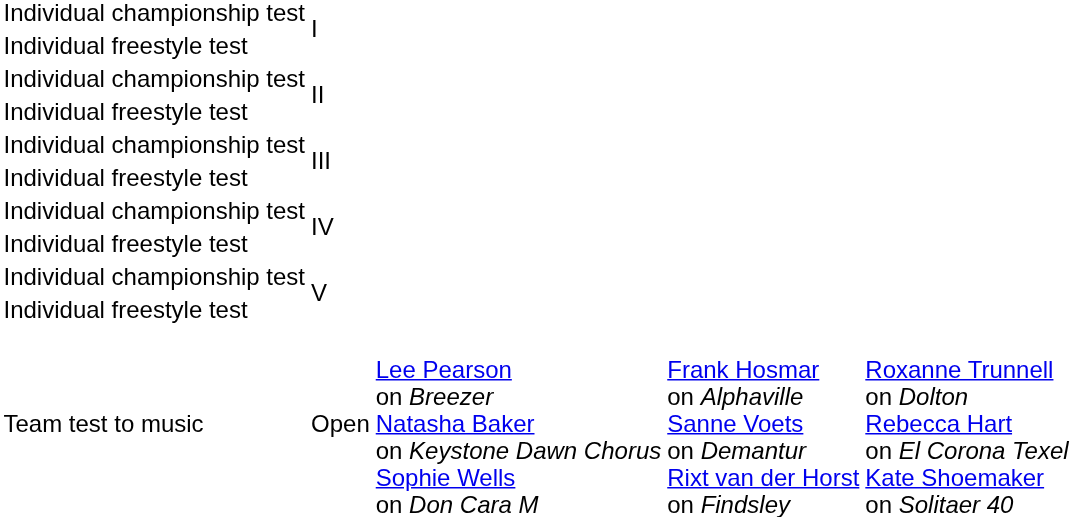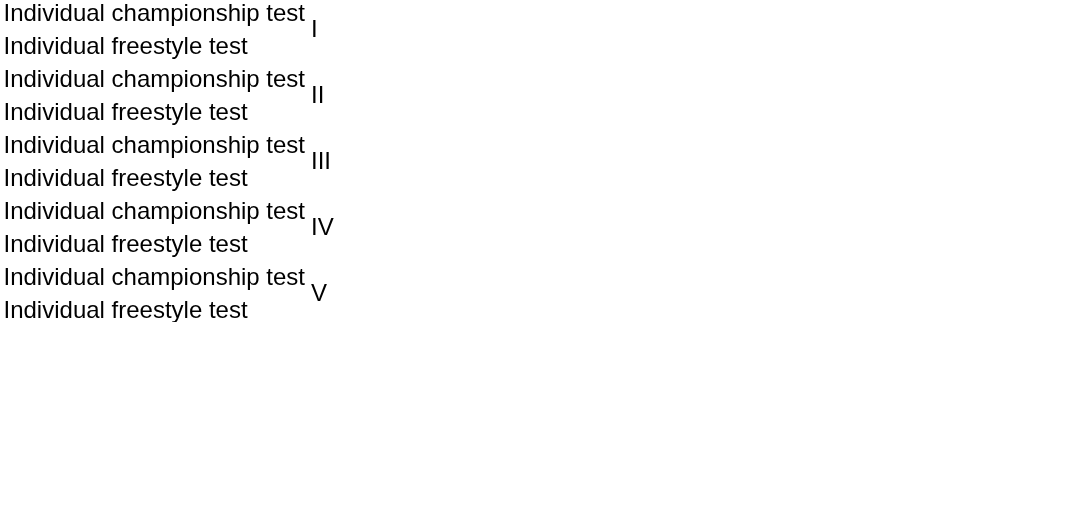- row: (104, 423)
